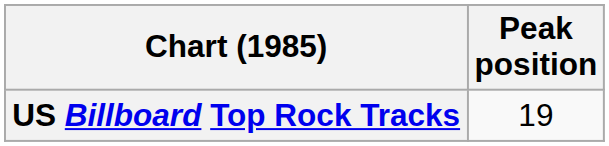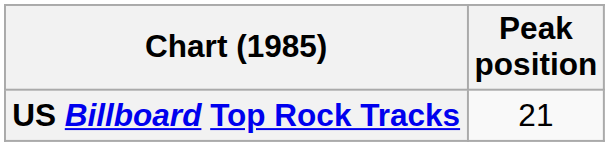(536, 114) 19 -> (536, 114) 21
